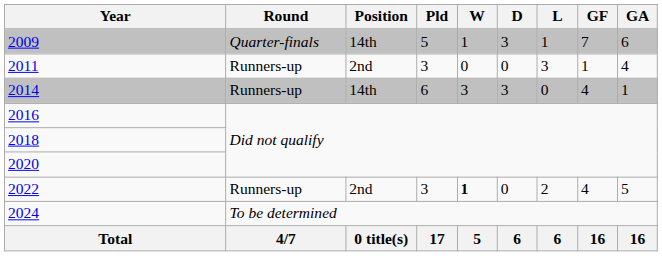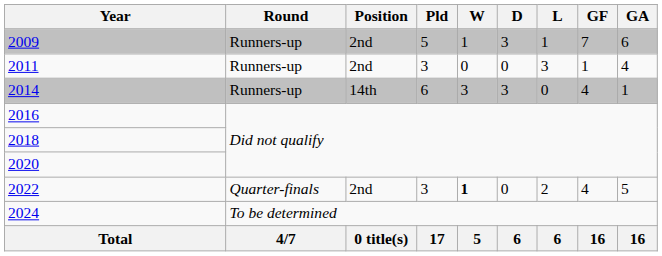(274, 41) Quarter-finals -> (266, 41) Runners-up
(363, 41) 14th -> (361, 41) 2nd
(266, 189) Runners-up -> (274, 189) Quarter-finals
